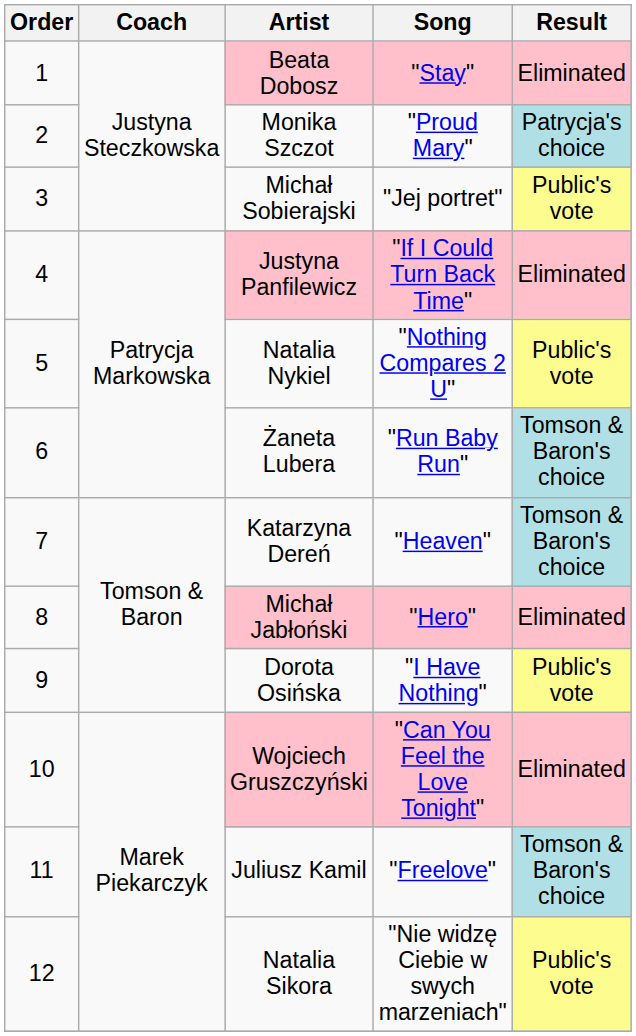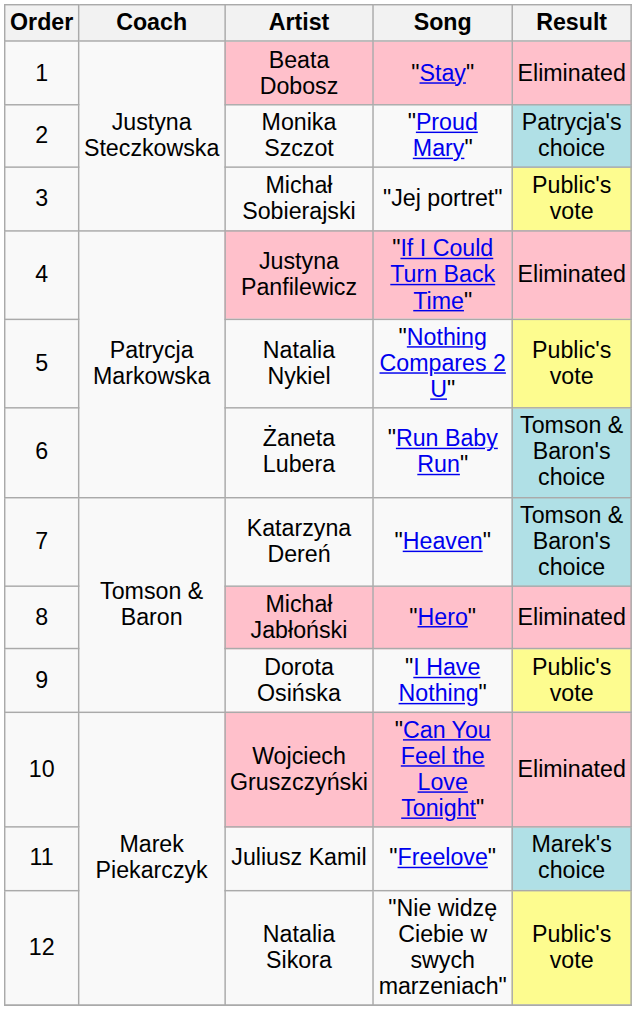(572, 871) Tomson & Baron's choice -> (572, 858) Marek's choice
